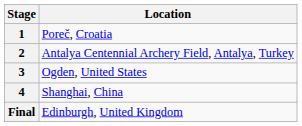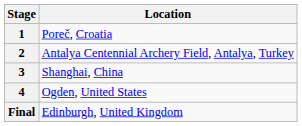(94, 72) Ogden, United States -> (82, 72) Shanghai, China
(82, 92) Shanghai, China -> (94, 92) Ogden, United States
